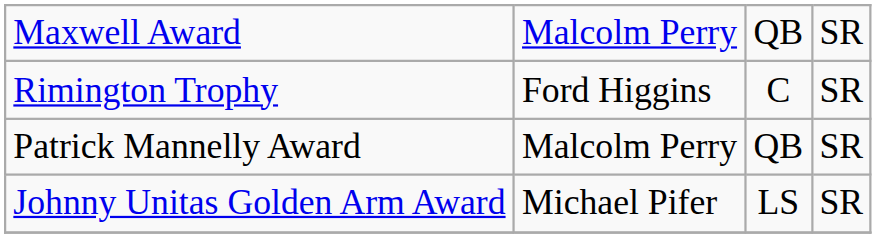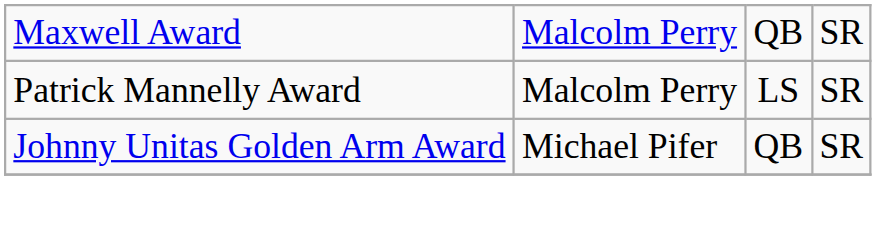- row: (146, 89)
(778, 145) QB -> (778, 89) LS
(778, 202) LS -> (778, 145) QB
